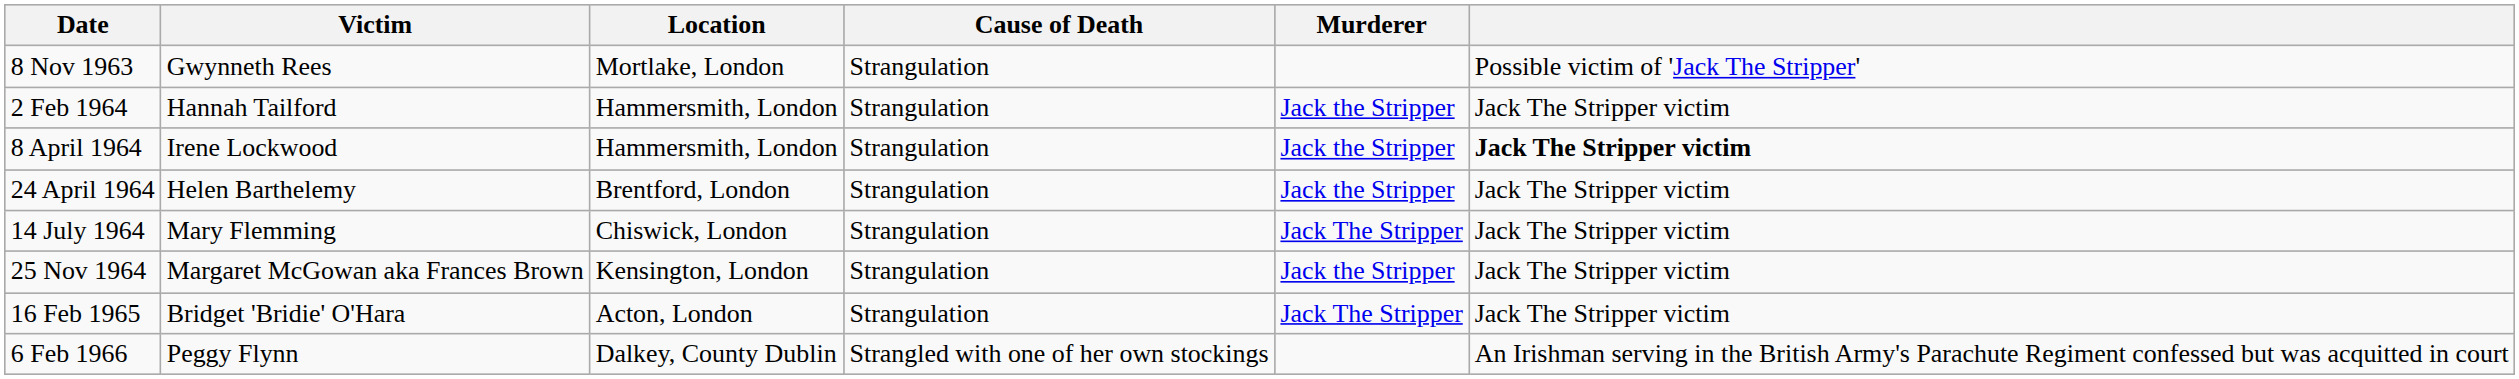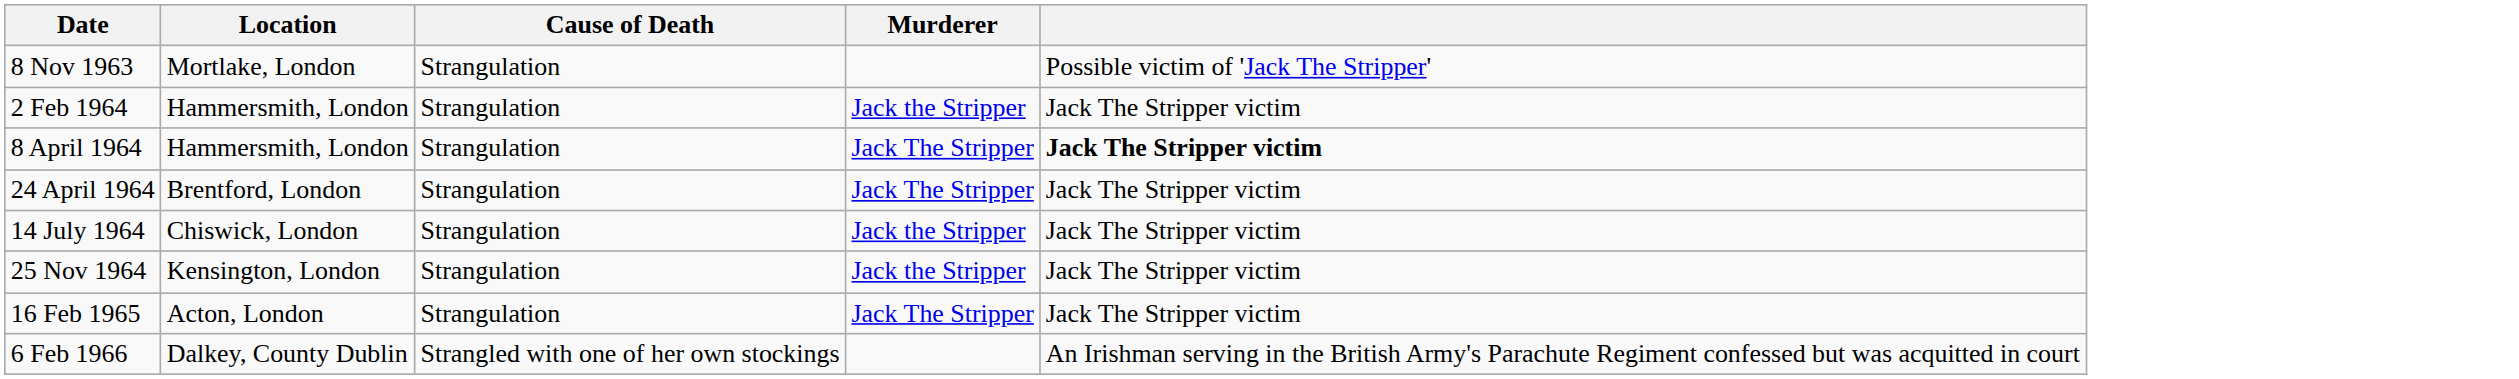- column: (375, 25)
(1368, 148) Jack the Stripper -> (943, 148) Jack The Stripper
(1368, 189) Jack the Stripper -> (943, 189) Jack The Stripper
(1372, 230) Jack The Stripper -> (939, 230) Jack the Stripper
